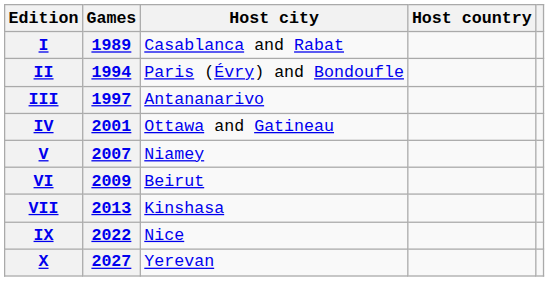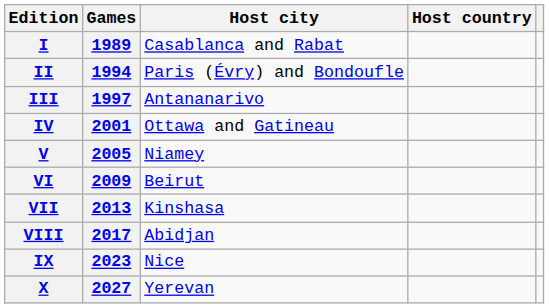(111, 154) 2007 -> (111, 154) 2005
+ row: (44, 235)
(111, 235) 2022 -> (111, 262) 2023
